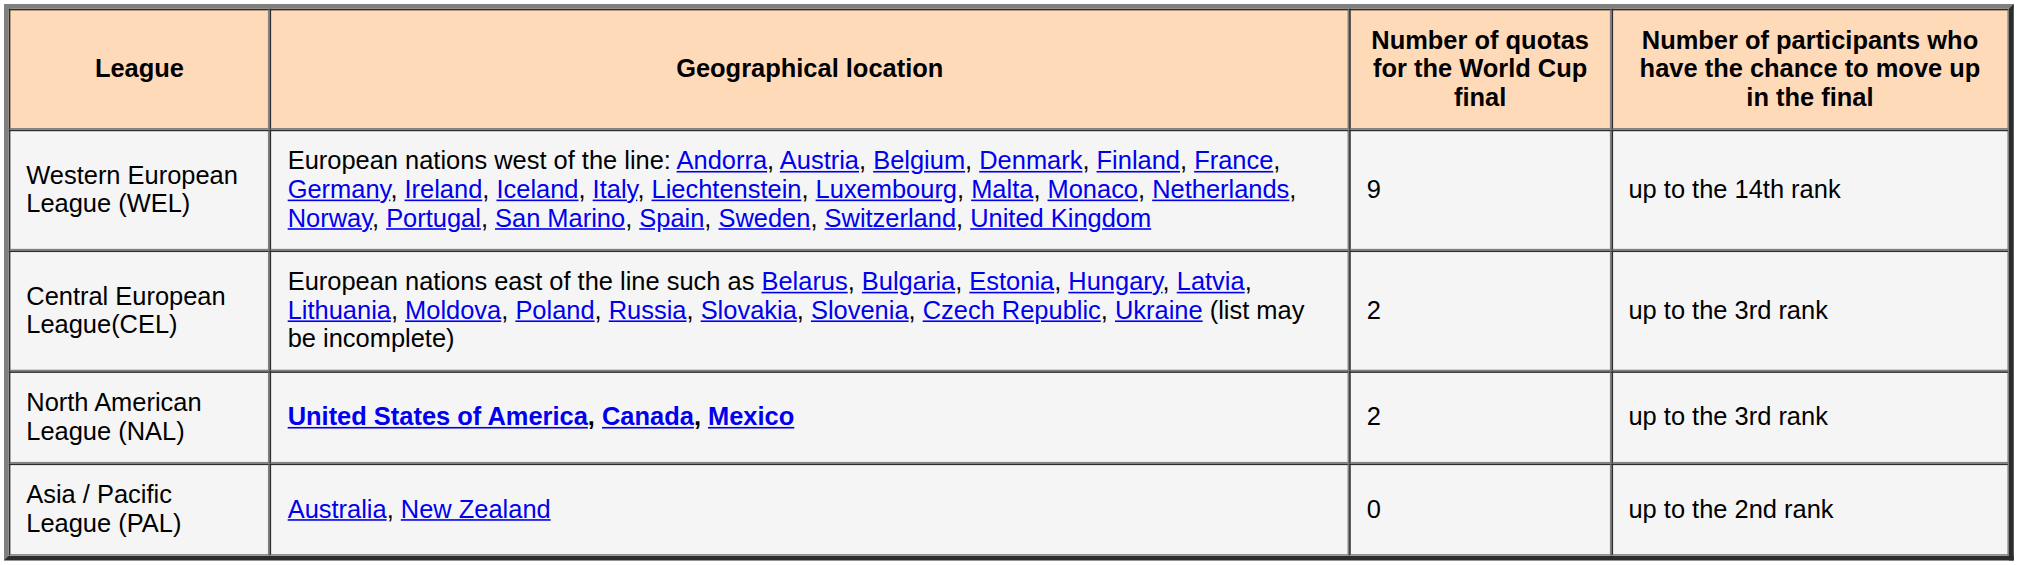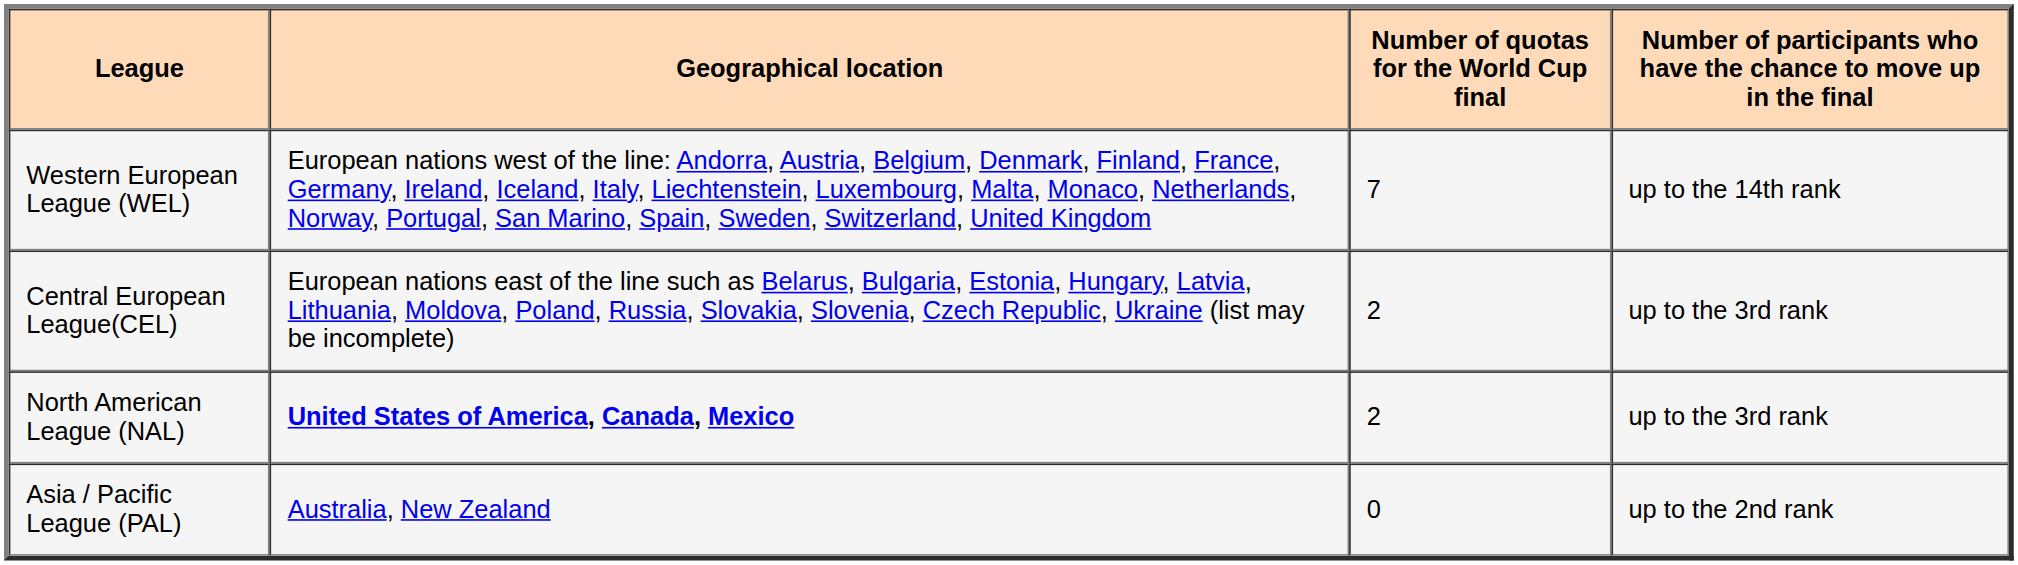(1374, 189) 9 -> (1374, 189) 7
